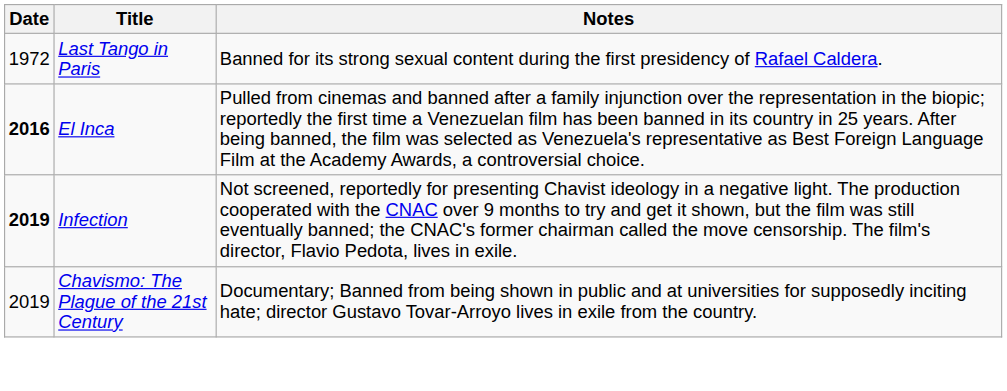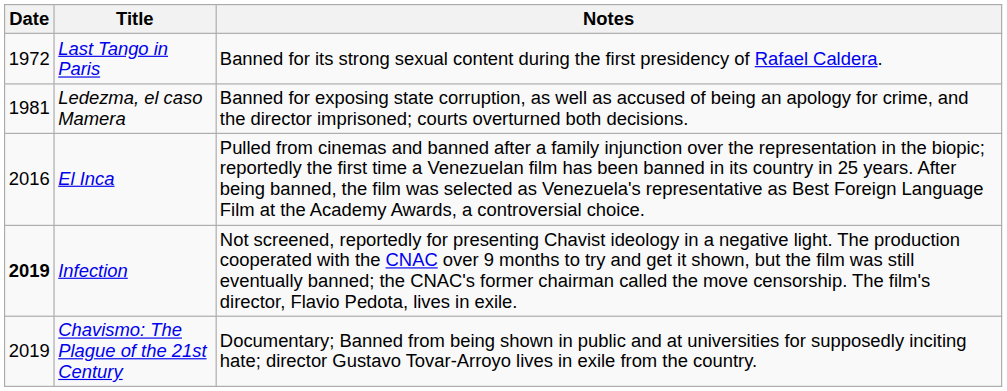+ row: (130, 108)
(29, 129) bold -> (29, 179) normal
